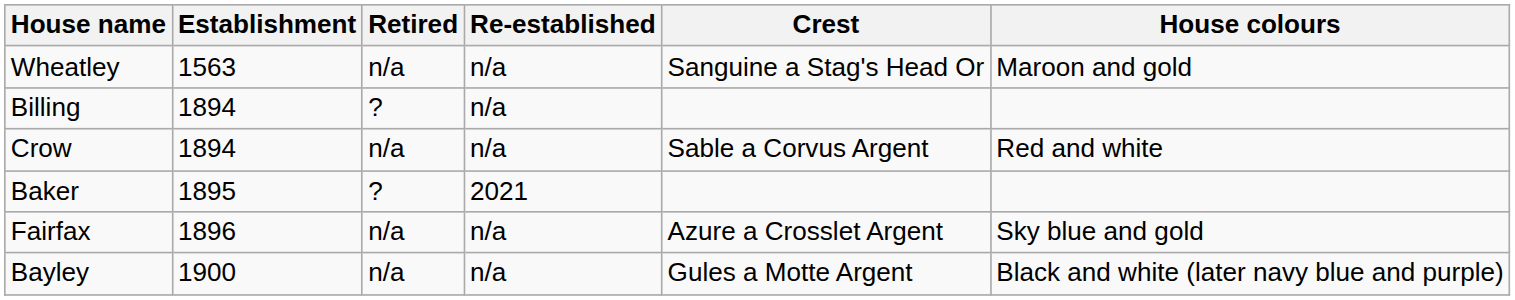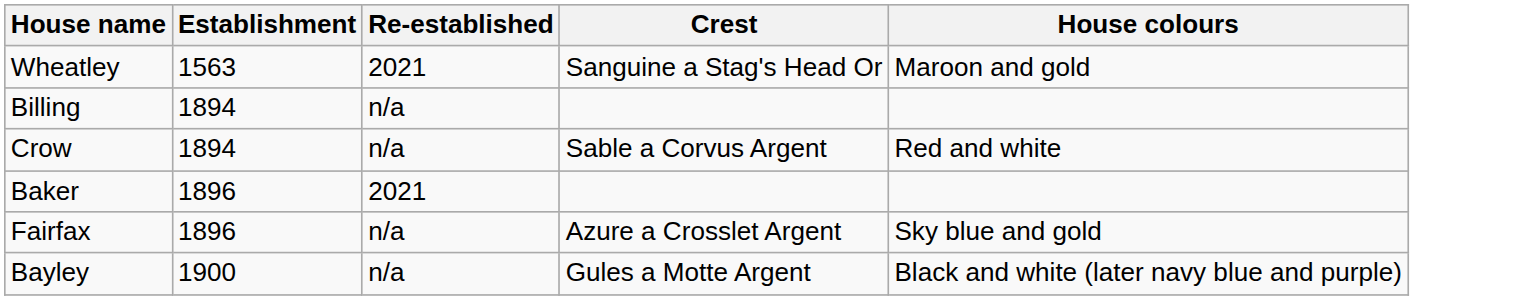- column: (413, 25)
(488, 66) n/a -> (397, 66) 2021
(207, 190) 1895 -> (207, 190) 1896
